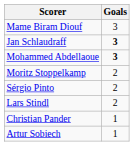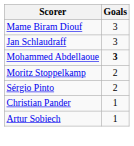(115, 42) bold -> (115, 42) normal
- row: (28, 103)
